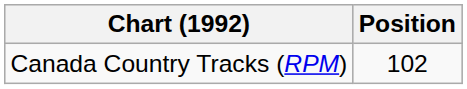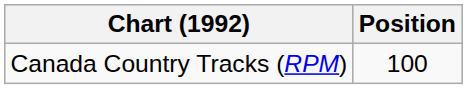(407, 63) 102 -> (407, 63) 100
